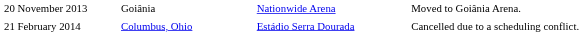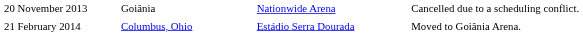(466, 8) Moved to Goiânia Arena. -> (495, 8) Cancelled due to a scheduling conflict.
(495, 26) Cancelled due to a scheduling conflict. -> (466, 26) Moved to Goiânia Arena.
